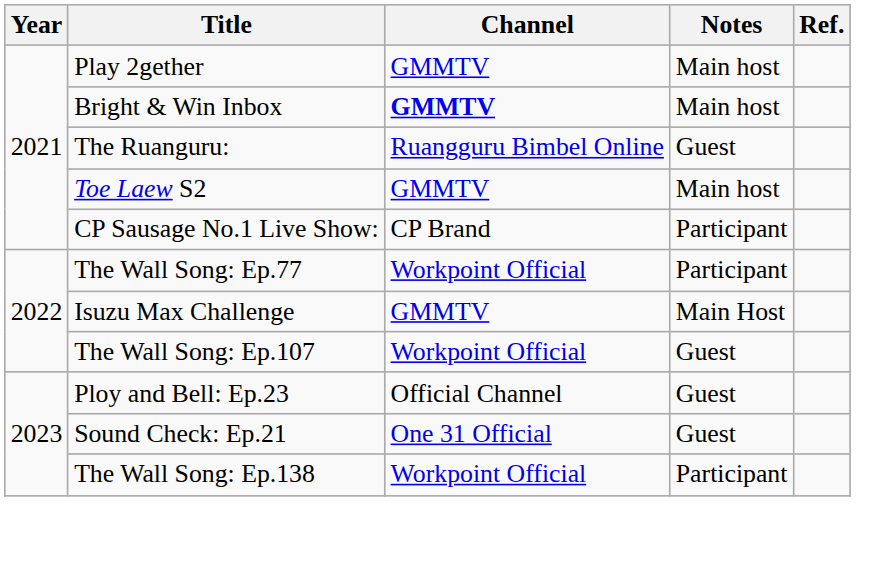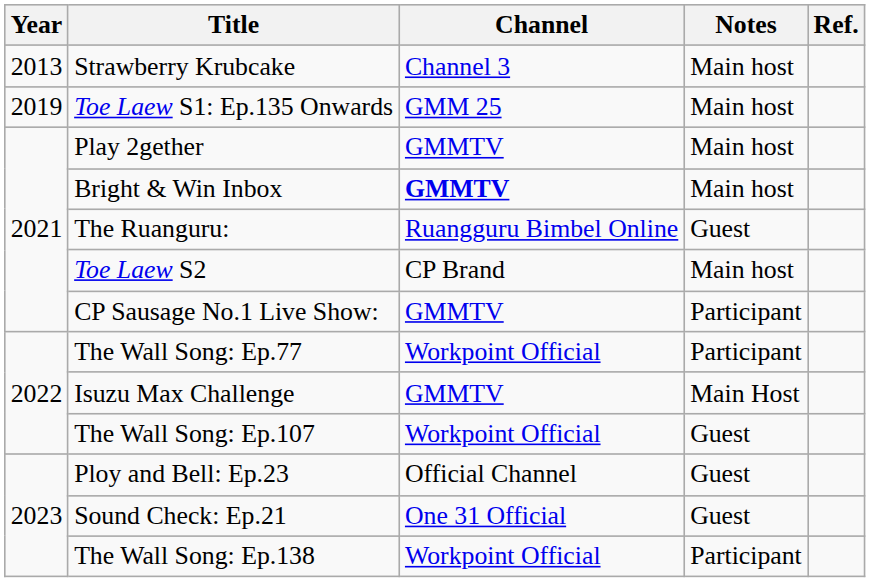+ row: (185, 65)
+ row: (234, 106)
(440, 188) GMMTV -> (455, 270) CP Brand
(441, 229) CP Brand -> (454, 310) GMMTV
